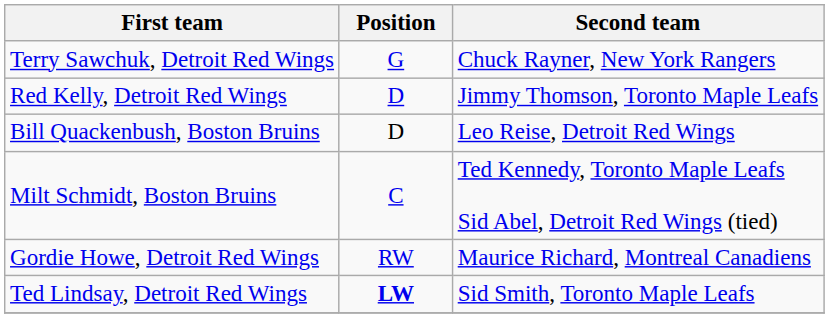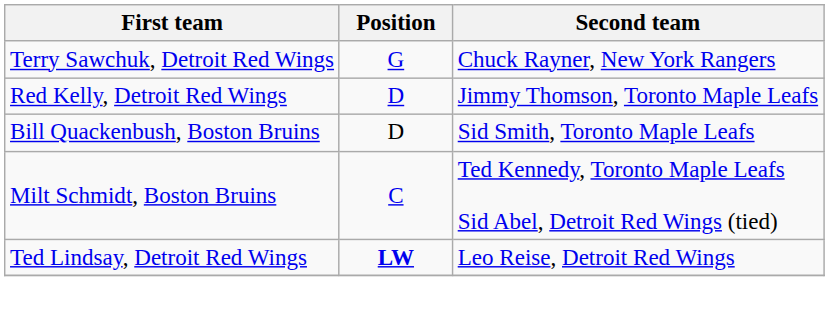(596, 132) Leo Reise, Detroit Red Wings -> (606, 132) Sid Smith, Toronto Maple Leafs
- row: (165, 257)
(606, 293) Sid Smith, Toronto Maple Leafs -> (596, 257) Leo Reise, Detroit Red Wings
